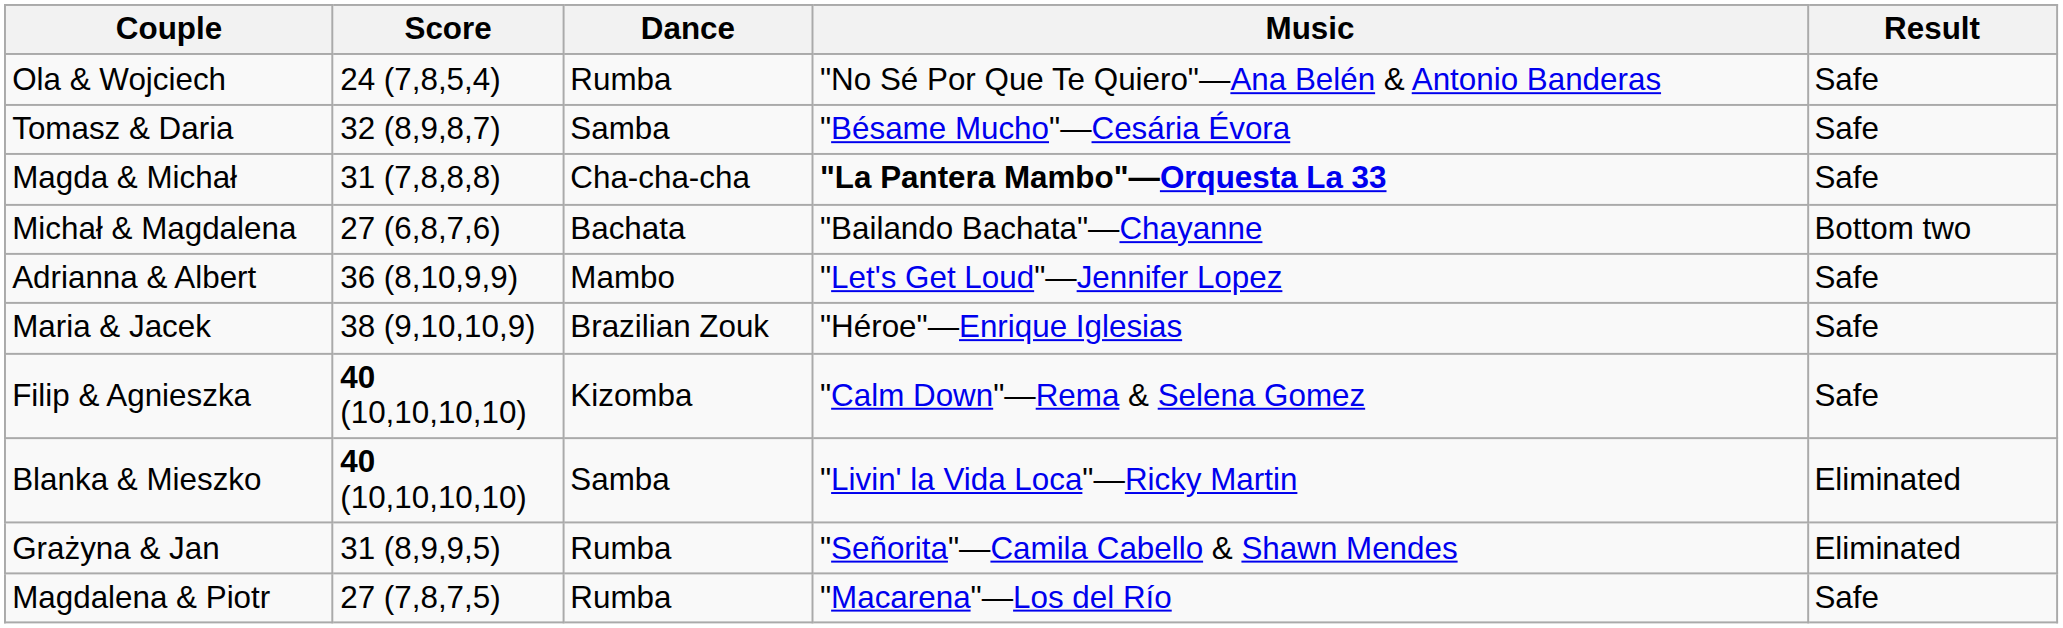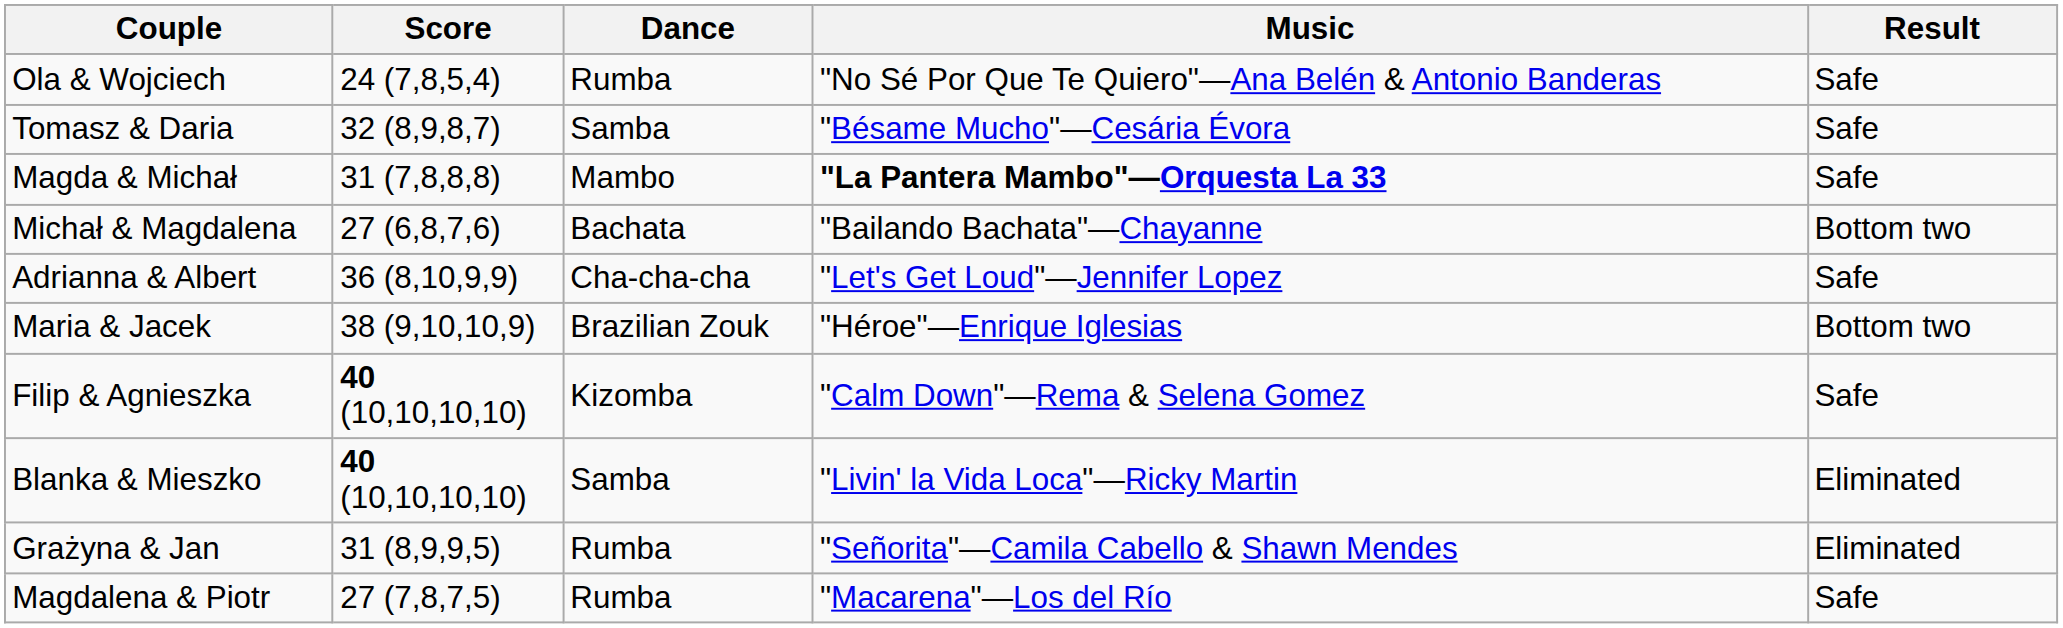(660, 178) Cha-cha-cha -> (623, 178) Mambo
(623, 278) Mambo -> (660, 278) Cha-cha-cha
(1847, 327) Safe -> (1893, 327) Bottom two
